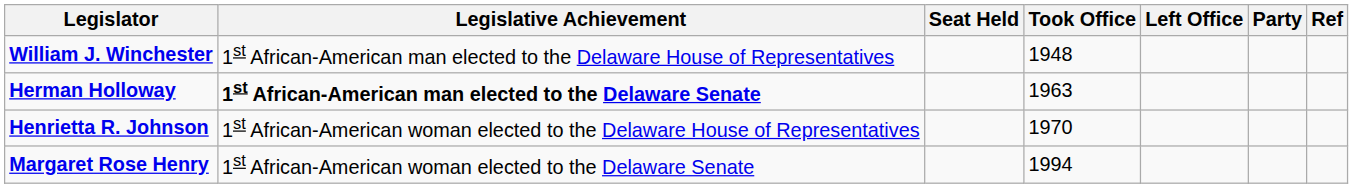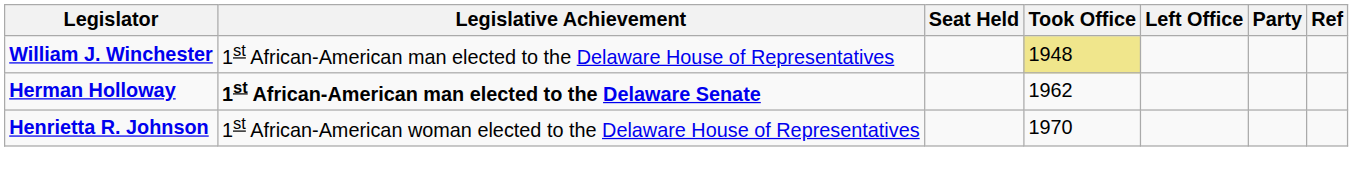(1050, 54) no background -> (1050, 54) khaki background
(1050, 91) 1963 -> (1050, 91) 1962
- row: (109, 164)
